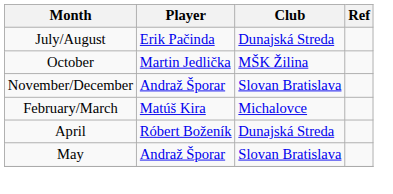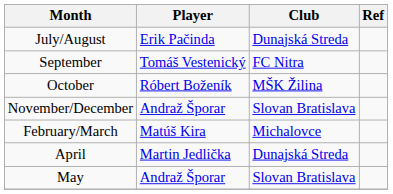+ row: (70, 62)
(185, 62) Martin Jedlička -> (186, 85) Róbert Boženík
(186, 131) Róbert Boženík -> (185, 154) Martin Jedlička
